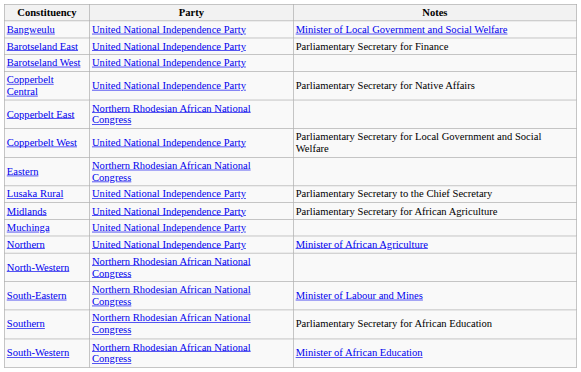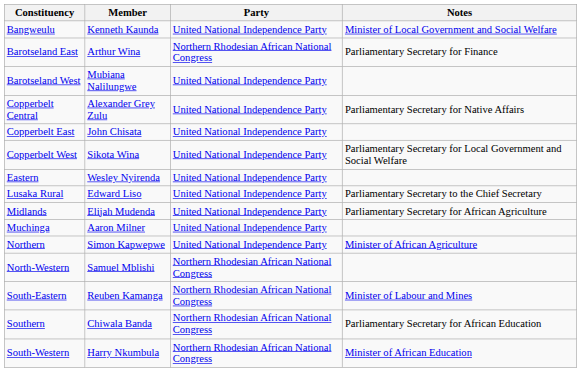+ column: (128, 12)
(169, 46) United National Independence Party -> (252, 52) Northern Rhodesian African National Congress
(171, 114) Northern Rhodesian African National Congress -> (250, 132) United National Independence Party
(171, 171) Northern Rhodesian African National Congress -> (250, 177) United National Independence Party
